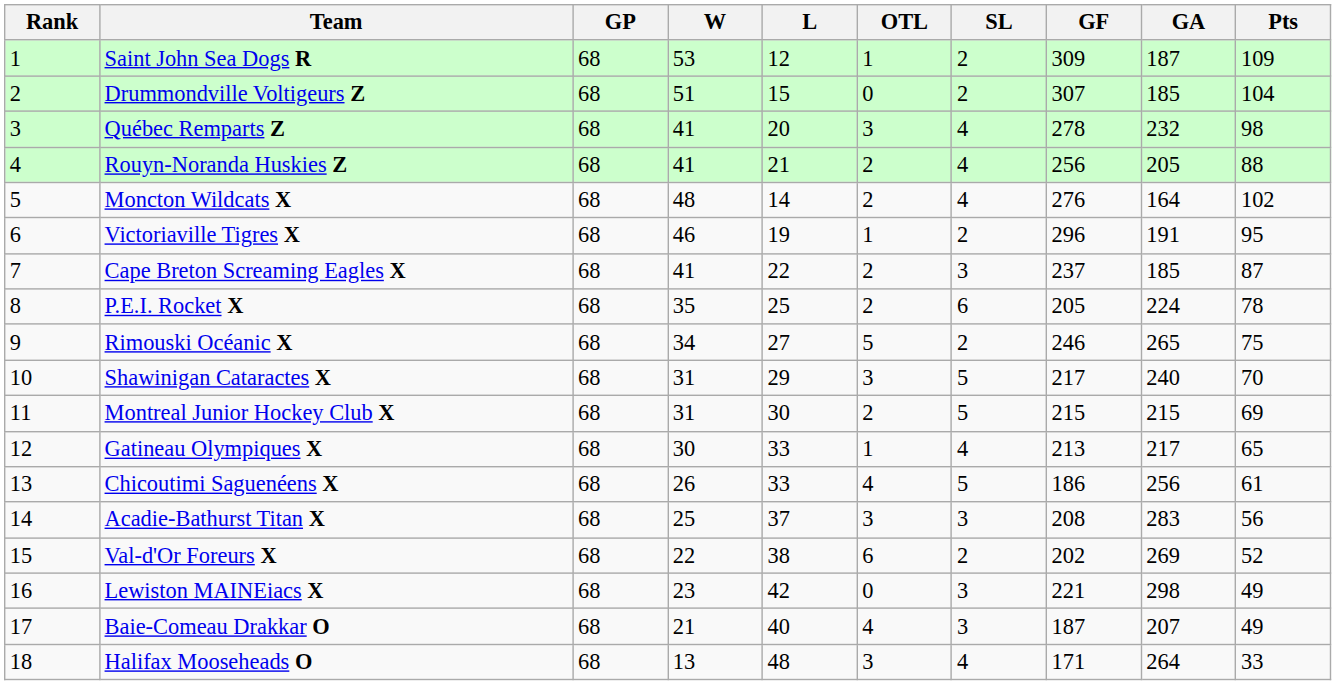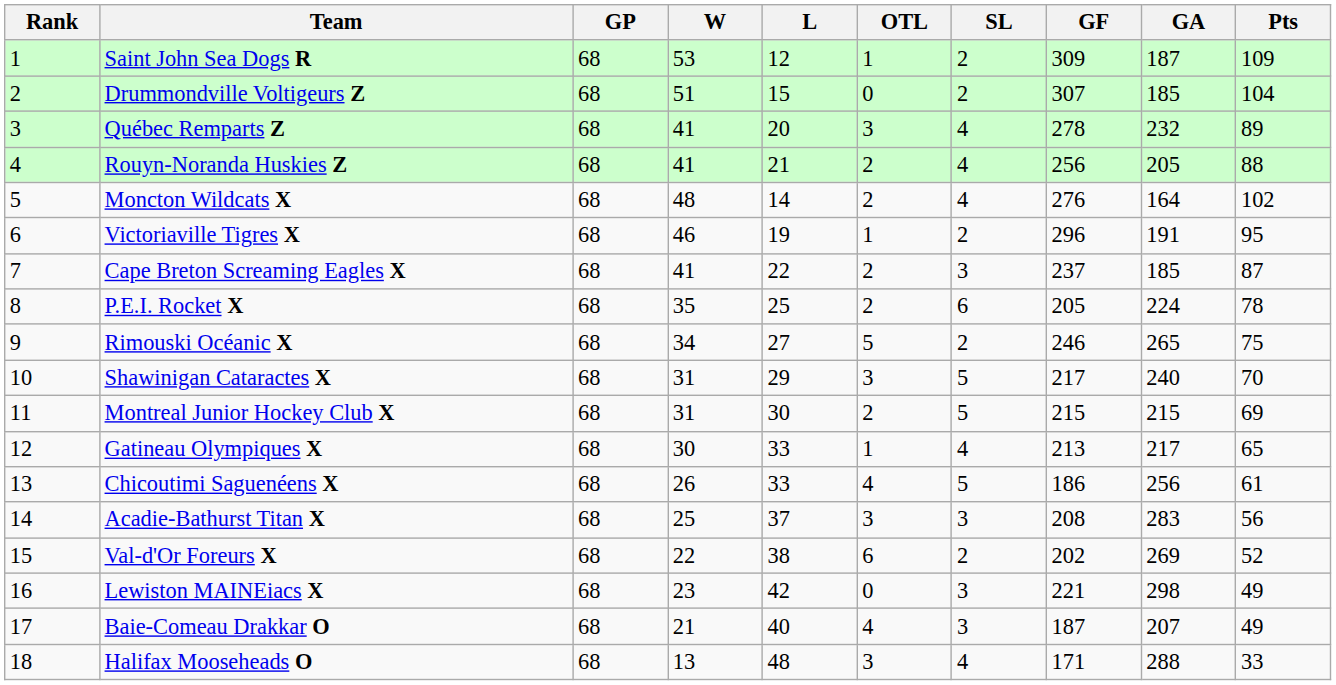(1252, 128) 98 -> (1252, 128) 89
(1163, 661) 264 -> (1163, 661) 288
